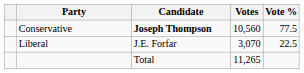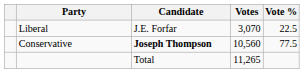rows swapped: (45, 28) <-> (33, 44)
